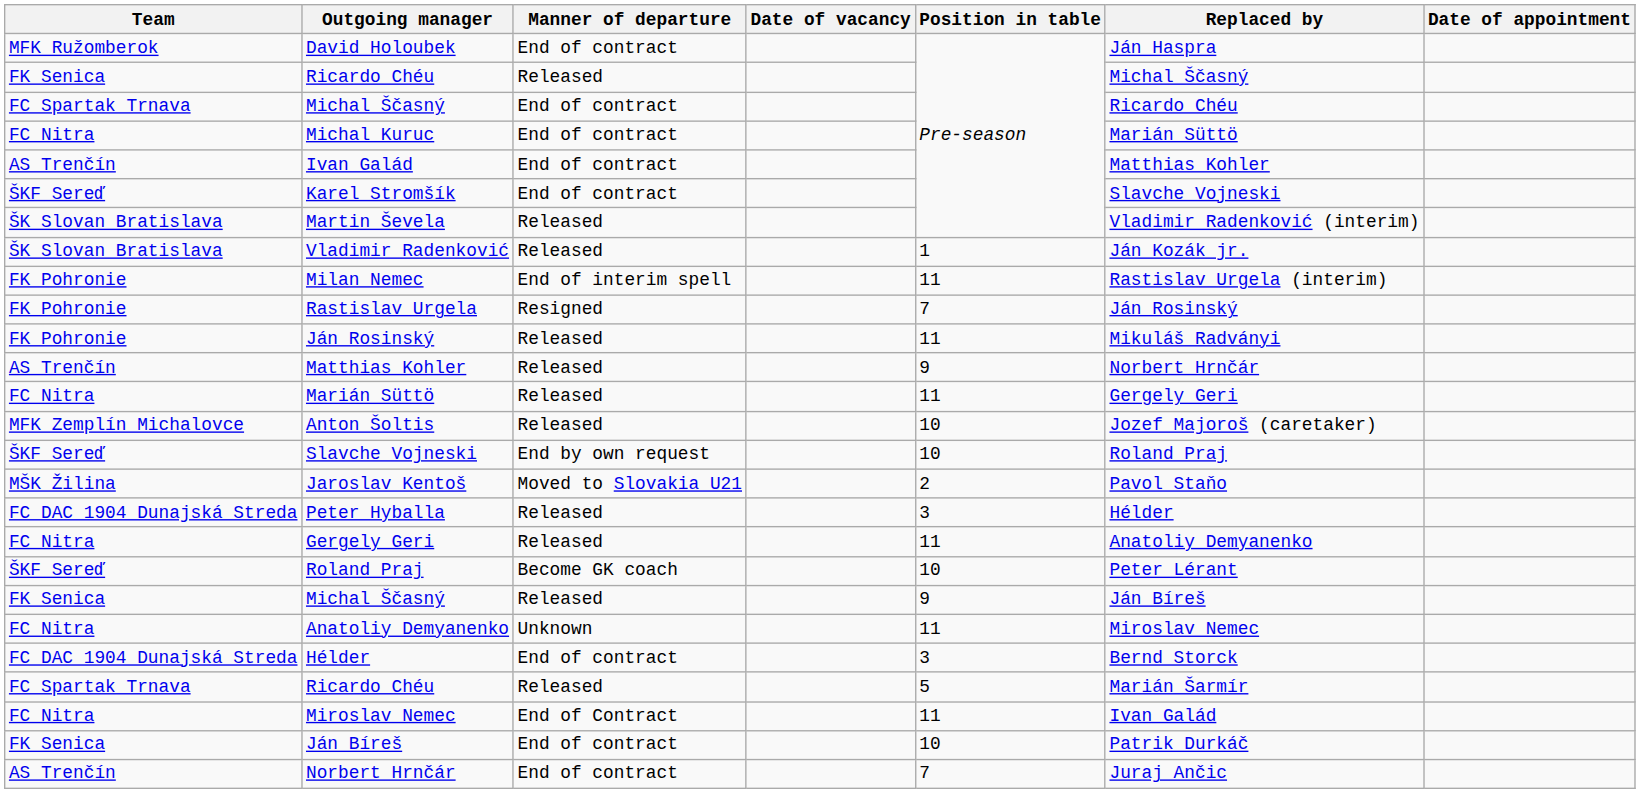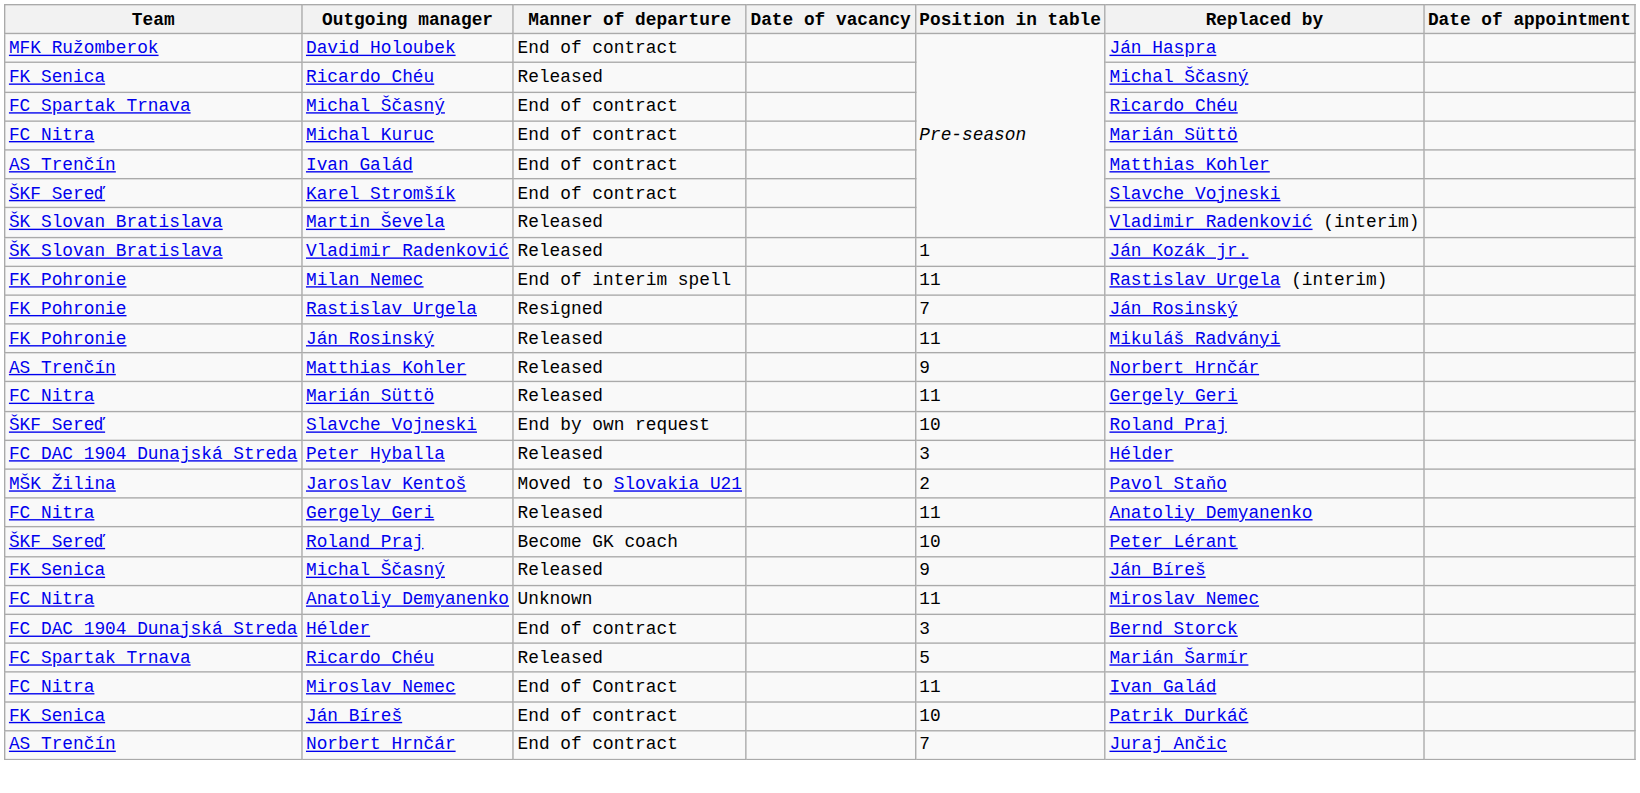- row: (126, 426)
rows swapped: (62, 484) <-> (153, 513)
